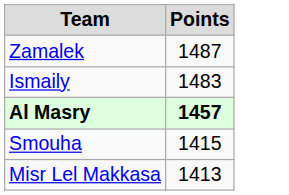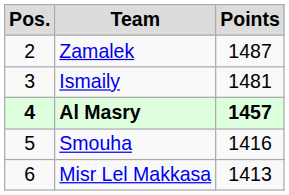+ column: (30, 19)
(200, 81) 1483 -> (250, 81) 1481
(200, 143) 1415 -> (250, 143) 1416
